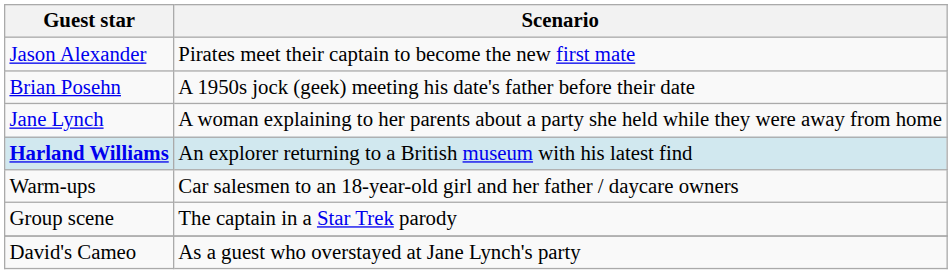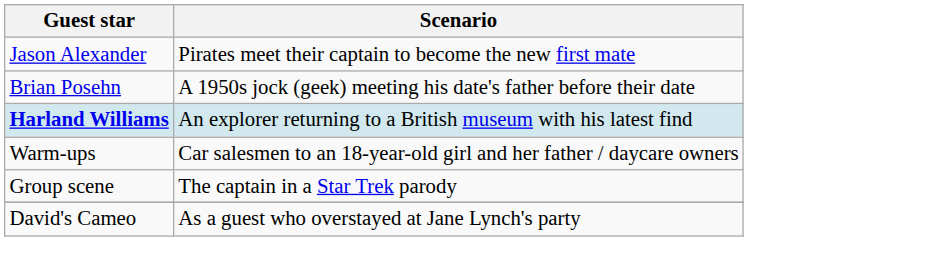- row: (57, 119)
